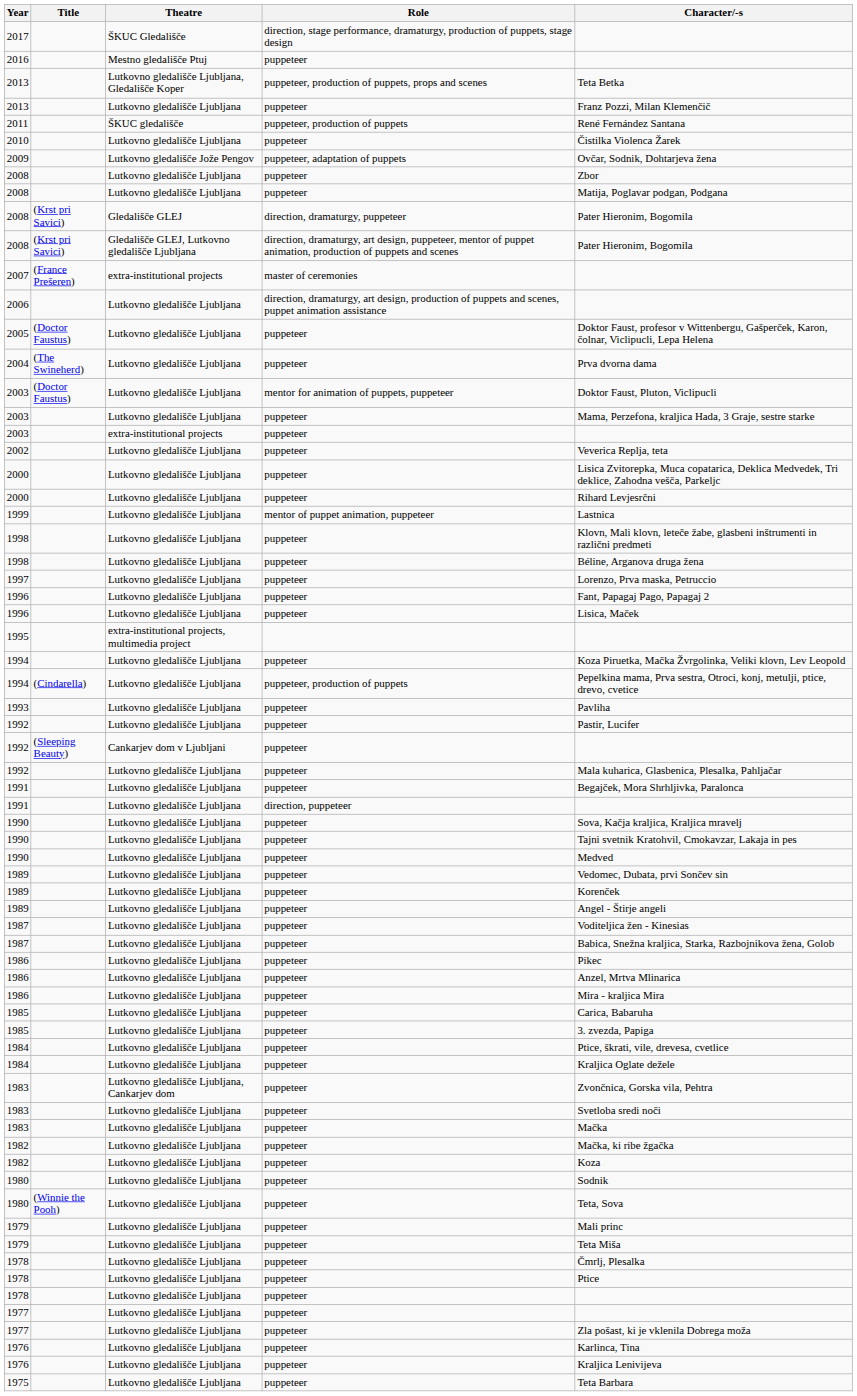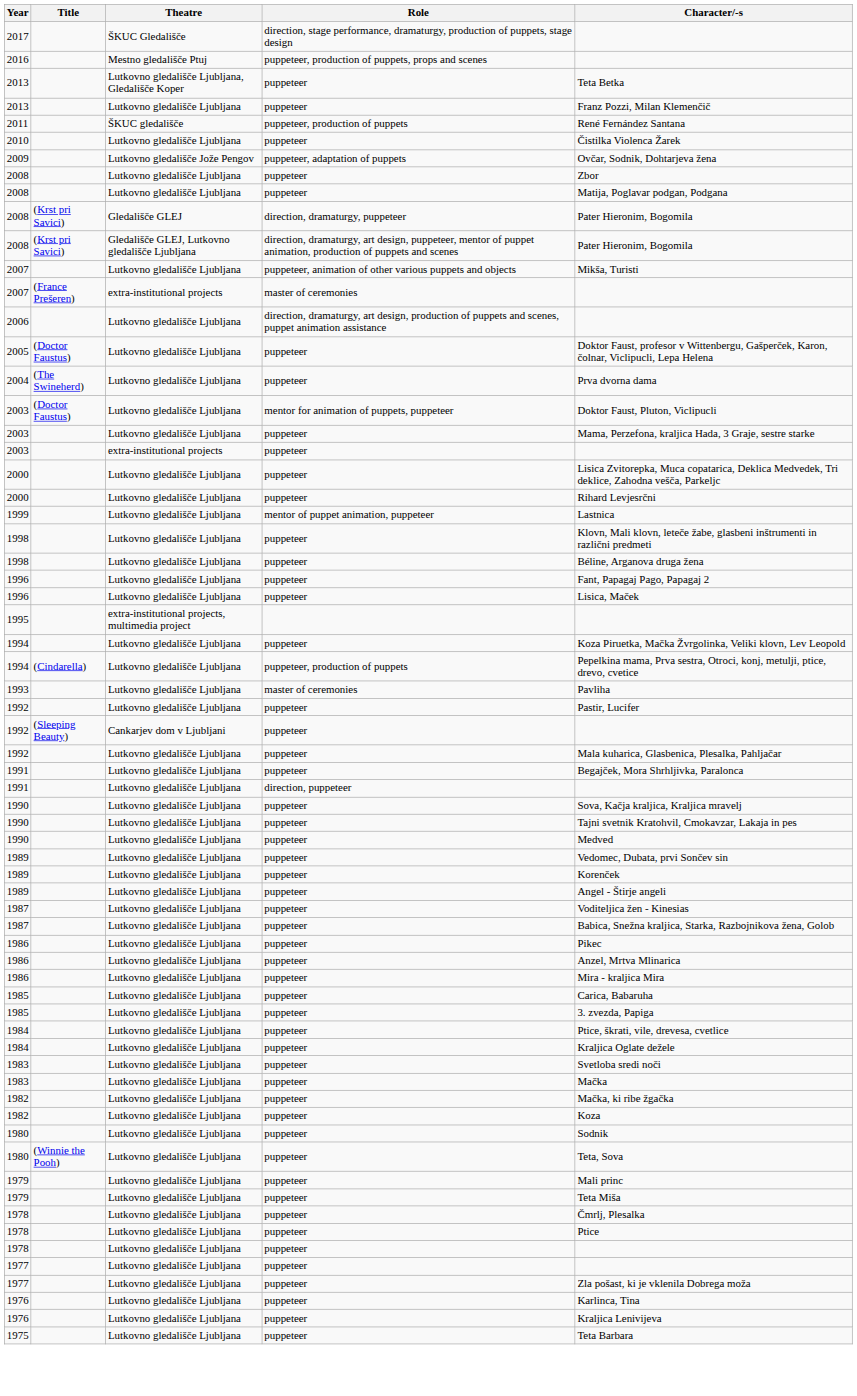(286, 59) puppeteer -> (376, 59) puppeteer, production of puppets, props and scenes
(376, 83) puppeteer, production of puppets, props and scenes -> (286, 83) puppeteer
+ row: (18, 269)
- row: (18, 451)
- row: (18, 579)
(286, 707) puppeteer -> (311, 689) master of ceremonies
- row: (18, 1087)
